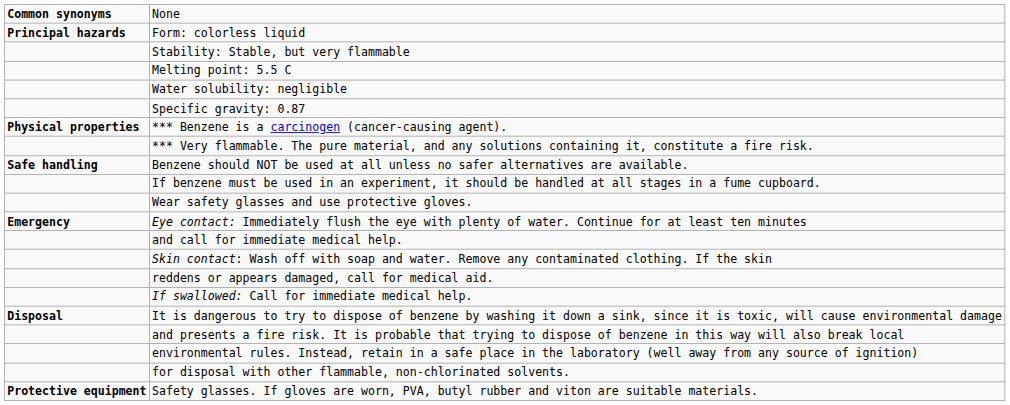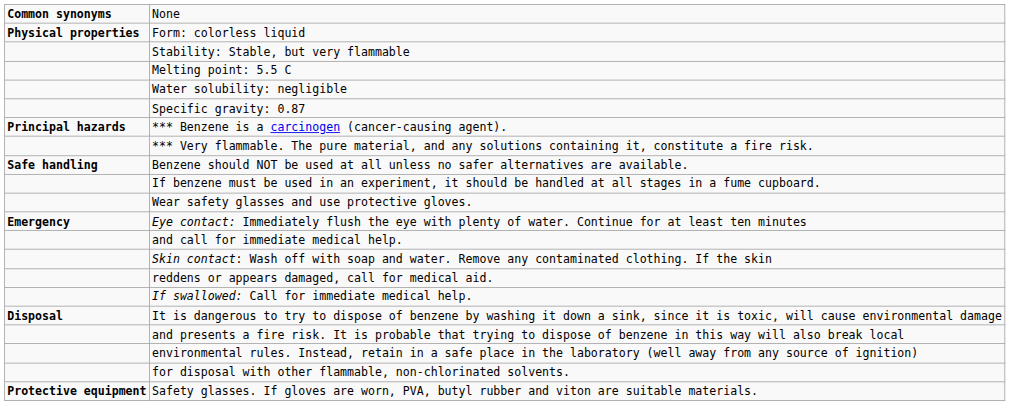(66, 33) Principal hazards -> (73, 33) Physical properties
(73, 127) Physical properties -> (66, 127) Principal hazards
